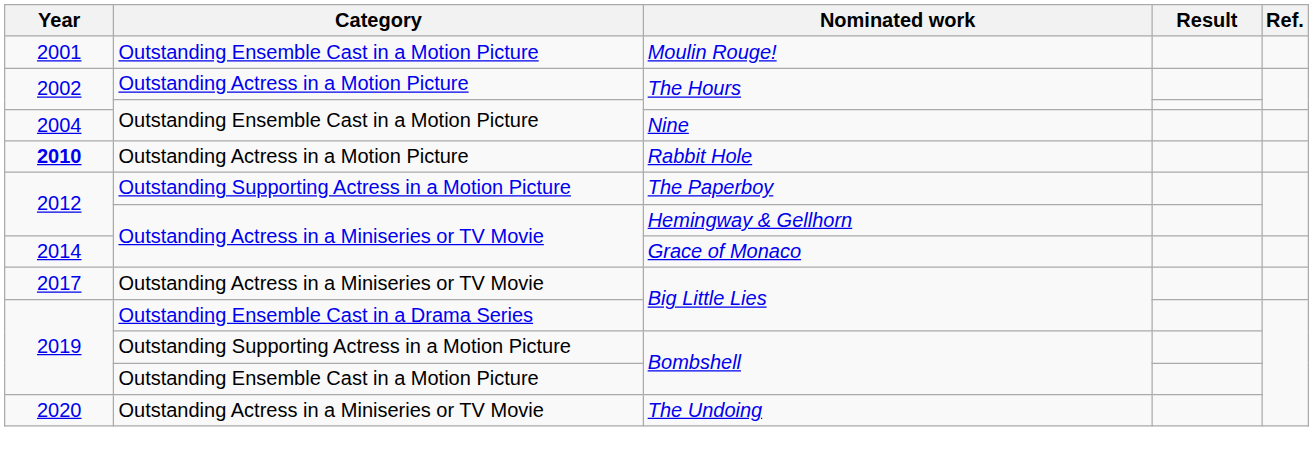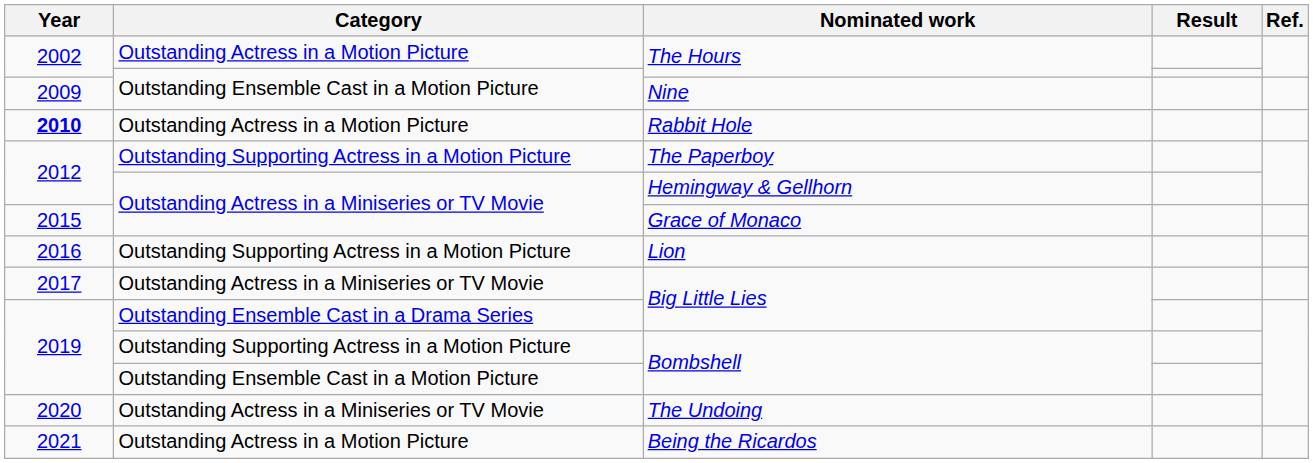- row: (329, 52)
(59, 124) 2004 -> (59, 93) 2009
(59, 251) 2014 -> (59, 219) 2015
+ row: (345, 251)
+ row: (294, 441)
